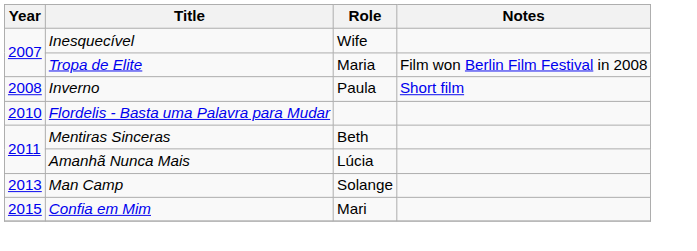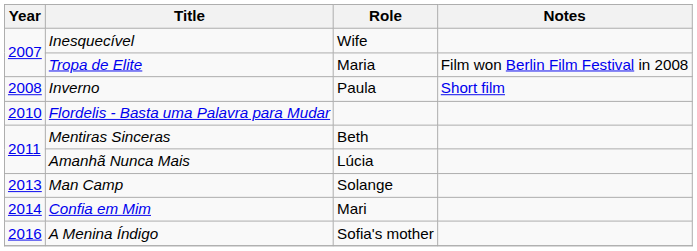(25, 209) 2015 -> (25, 209) 2014
+ row: (103, 233)
